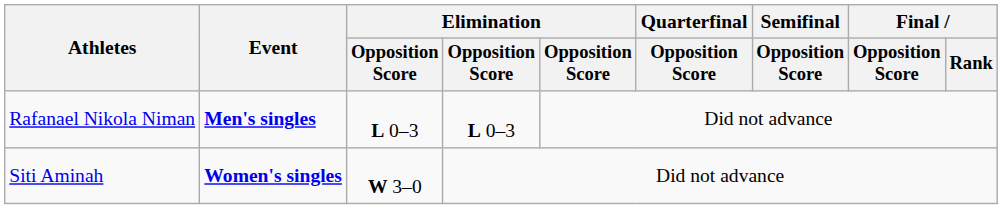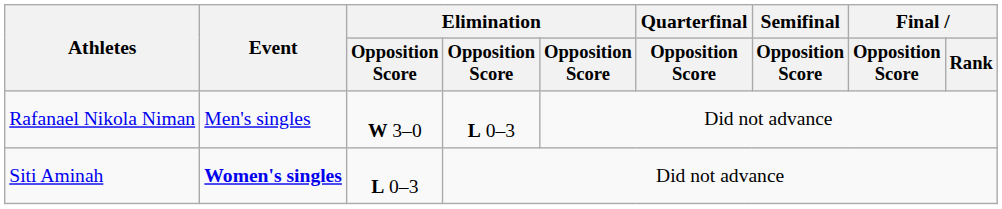(260, 118) bold -> (257, 118) normal
(395, 130) L 0–3 -> (395, 130) W 3–0
(395, 187) W 3–0 -> (395, 187) L 0–3
